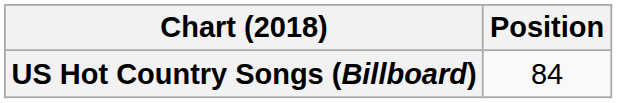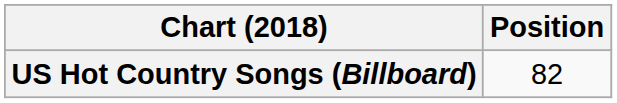(547, 73) 84 -> (547, 73) 82
